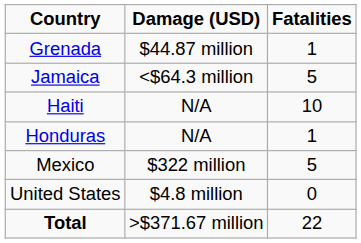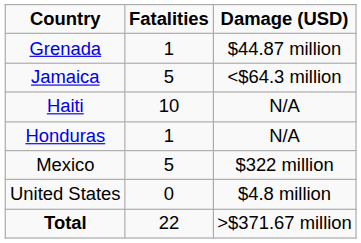columns swapped: (312, 19) <-> (196, 19)
